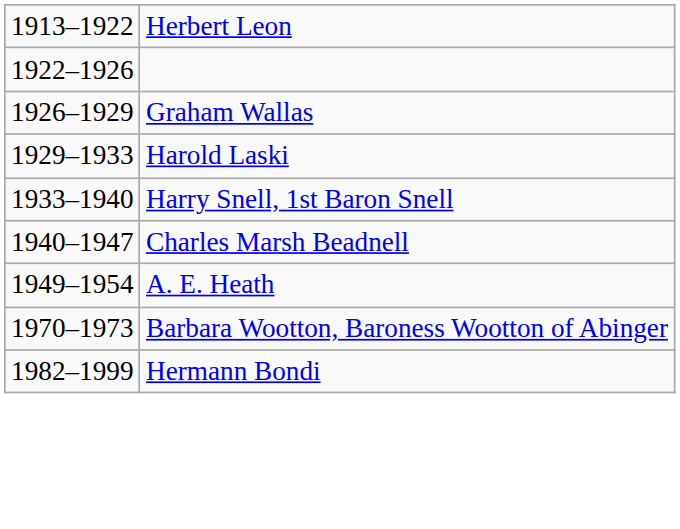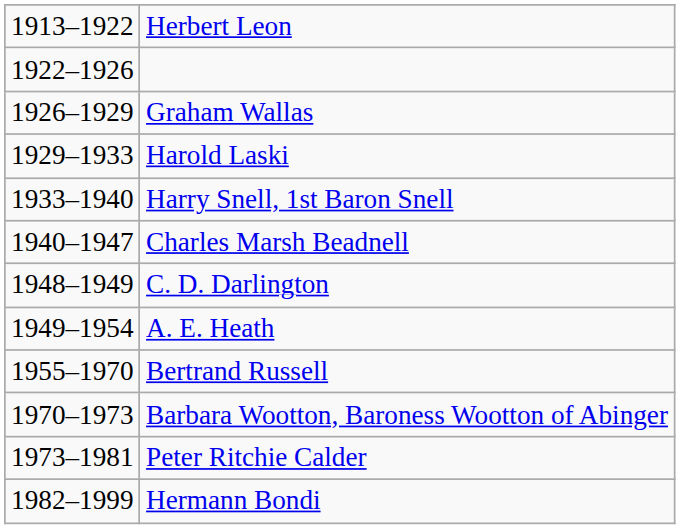+ row: (237, 284)
+ row: (237, 371)
+ row: (256, 457)
